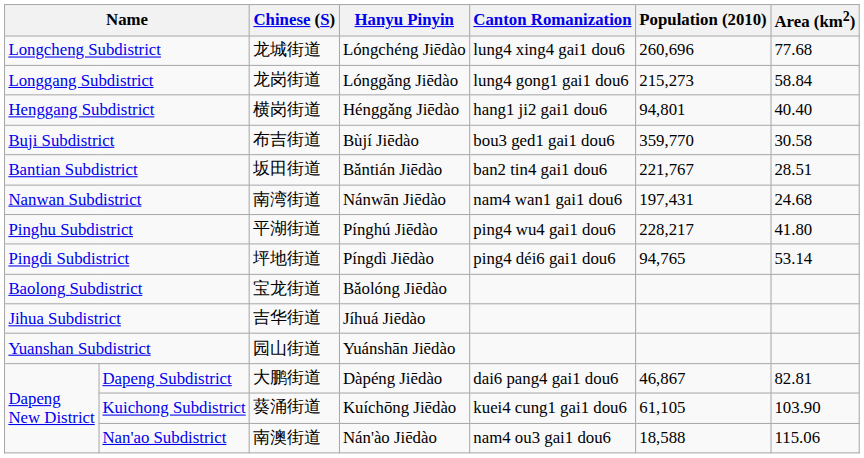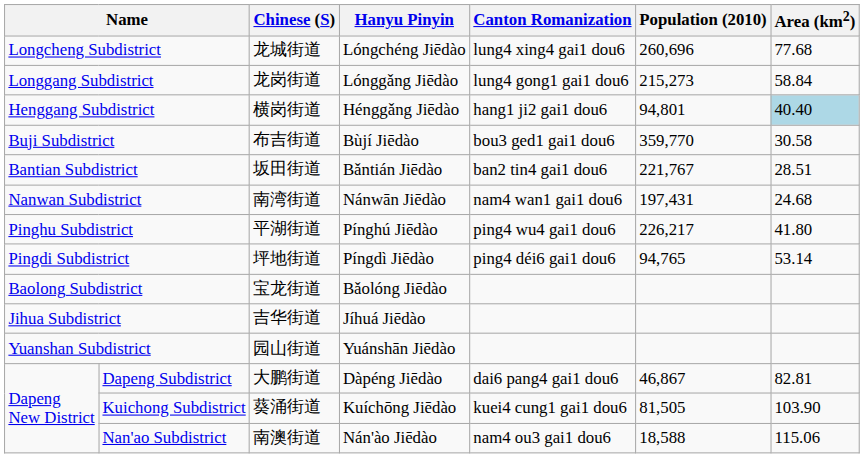(793, 110) no background -> (793, 110) lightblue background
(667, 229) 228,217 -> (667, 229) 226,217
(662, 408) 61,105 -> (662, 408) 81,505
